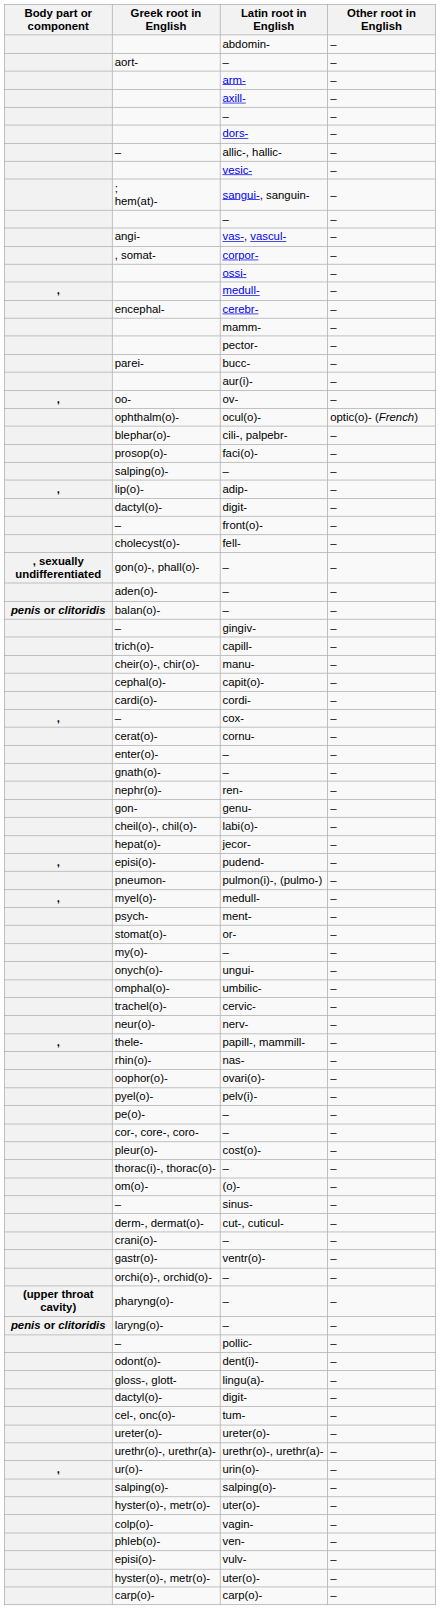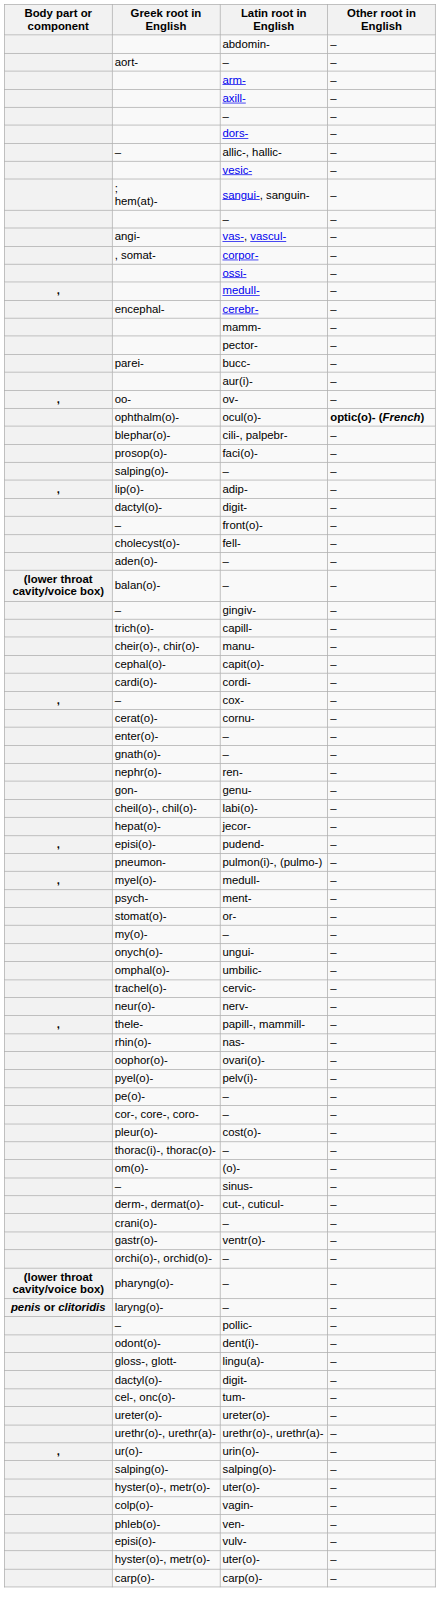(374, 417) normal -> (377, 417) bold
- row: (157, 567)
(58, 610) penis or clitoridis -> (58, 585) (lower throat cavity/voice box)
(58, 1301) (upper throat cavity) -> (58, 1283) (lower throat cavity/voice box)
